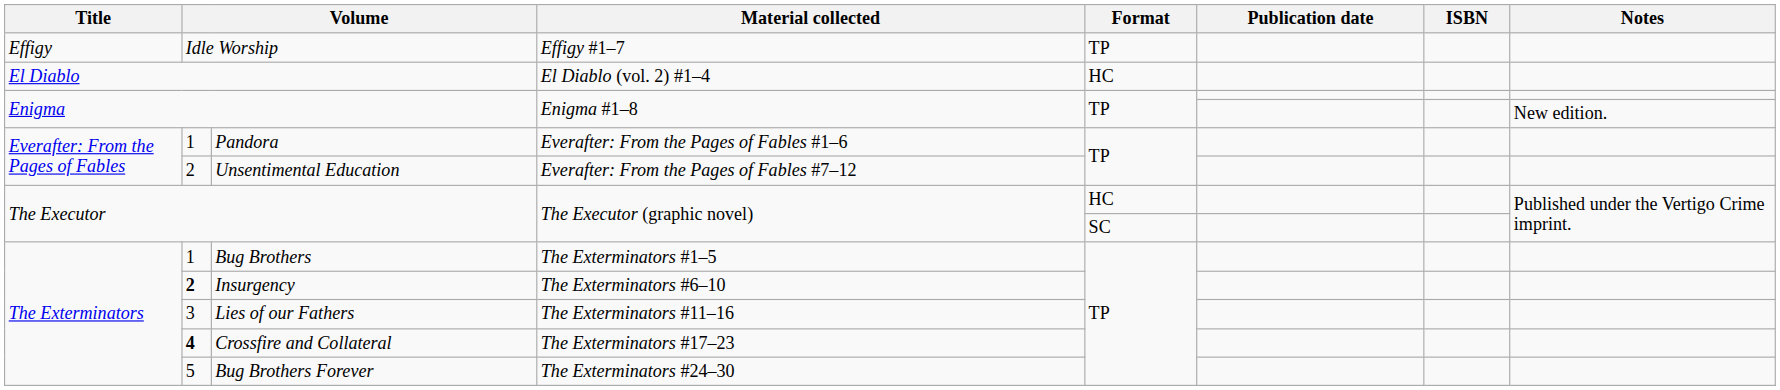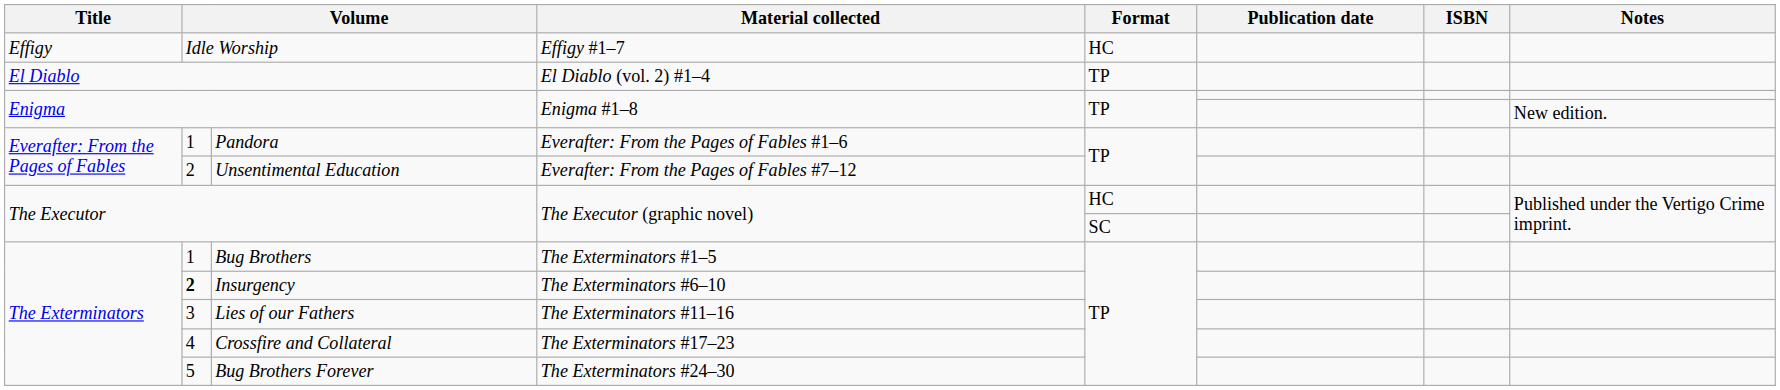(1099, 47) TP -> (1101, 47) HC
(1101, 76) HC -> (1099, 76) TP
(190, 342) bold -> (190, 342) normal
